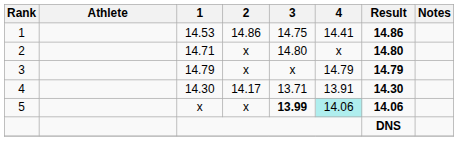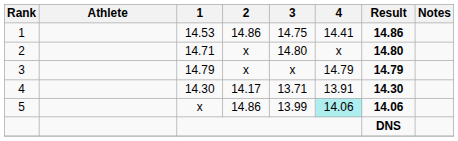(246, 107) x -> (246, 107) 14.86
(292, 107) bold -> (292, 107) normal
